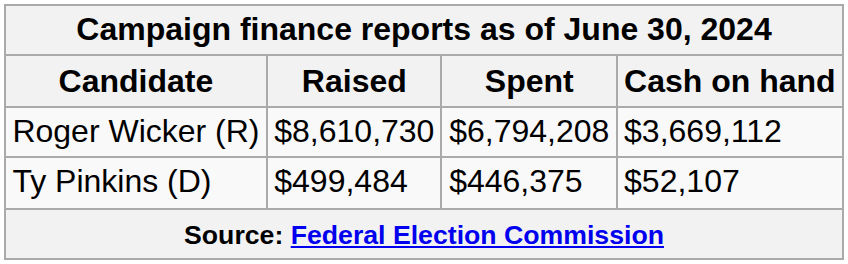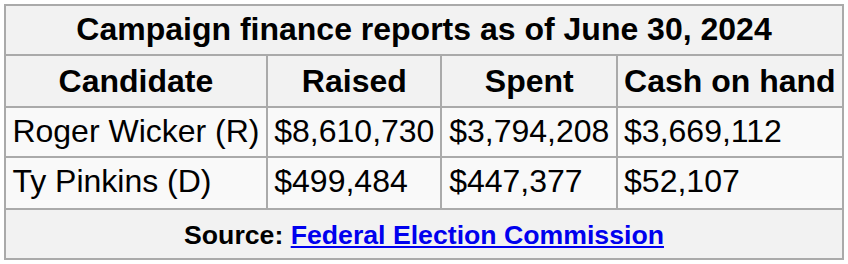(529, 131) $6,794,208 -> (529, 131) $3,794,208
(516, 182) $446,375 -> (516, 182) $447,377
